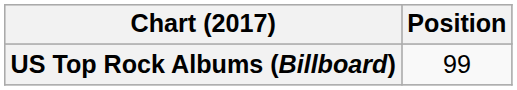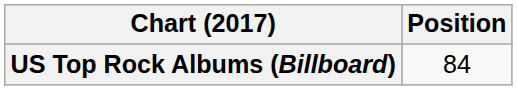(457, 64) 99 -> (457, 64) 84
